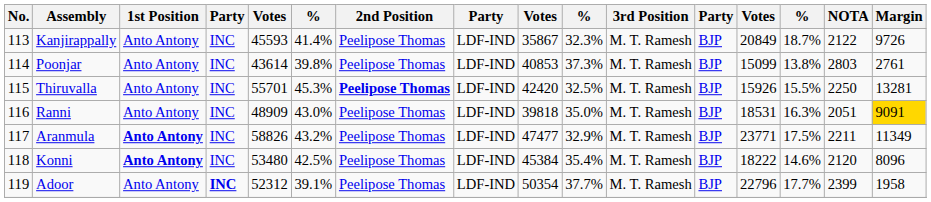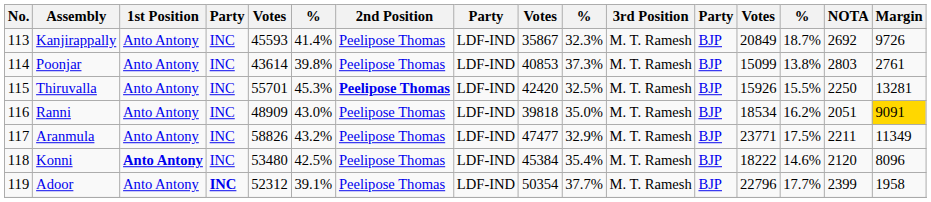(842, 40) 2122 -> (842, 40) 2692
(758, 112) 18531 -> (758, 112) 18534
(802, 112) 16.3% -> (802, 112) 16.2%
(163, 137) bold -> (161, 137) normal
